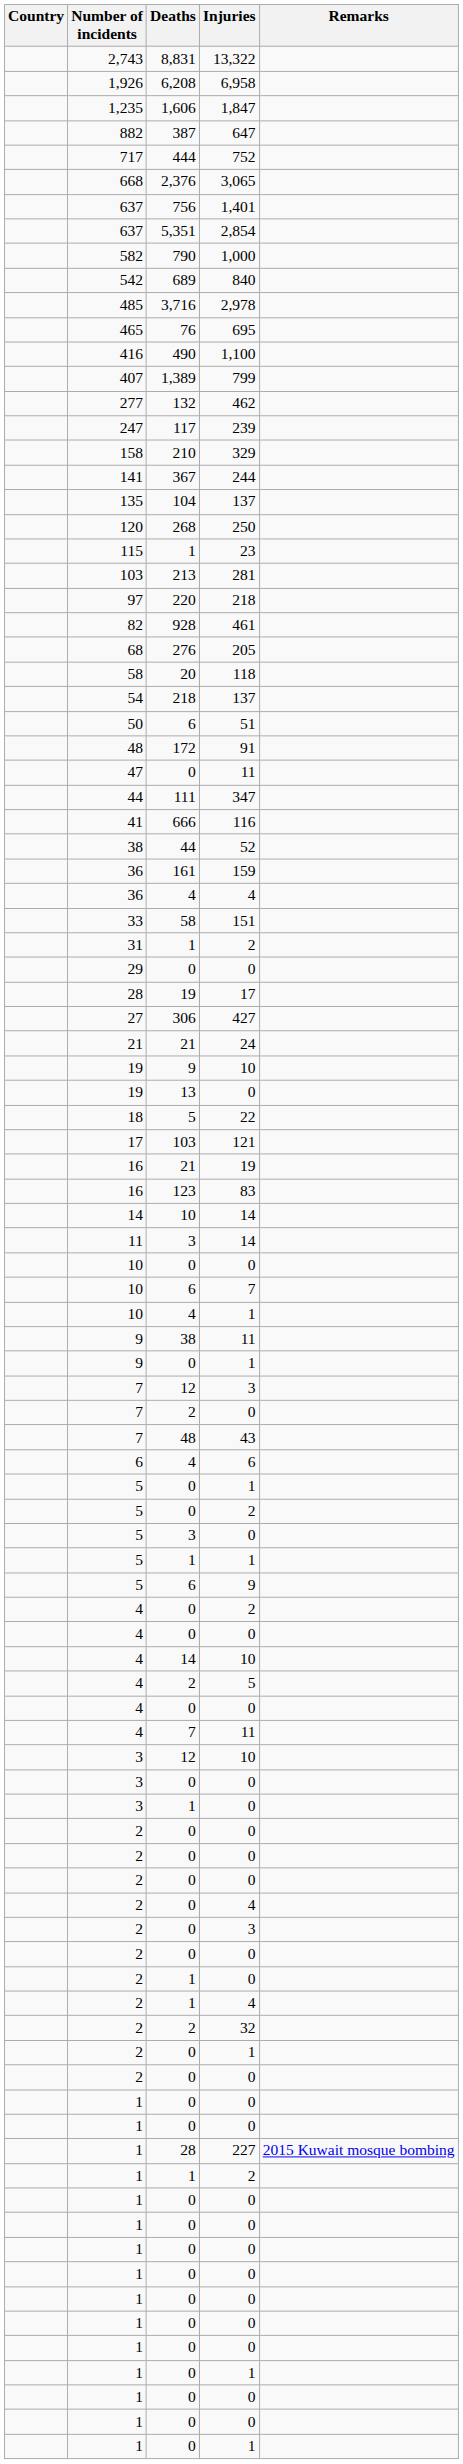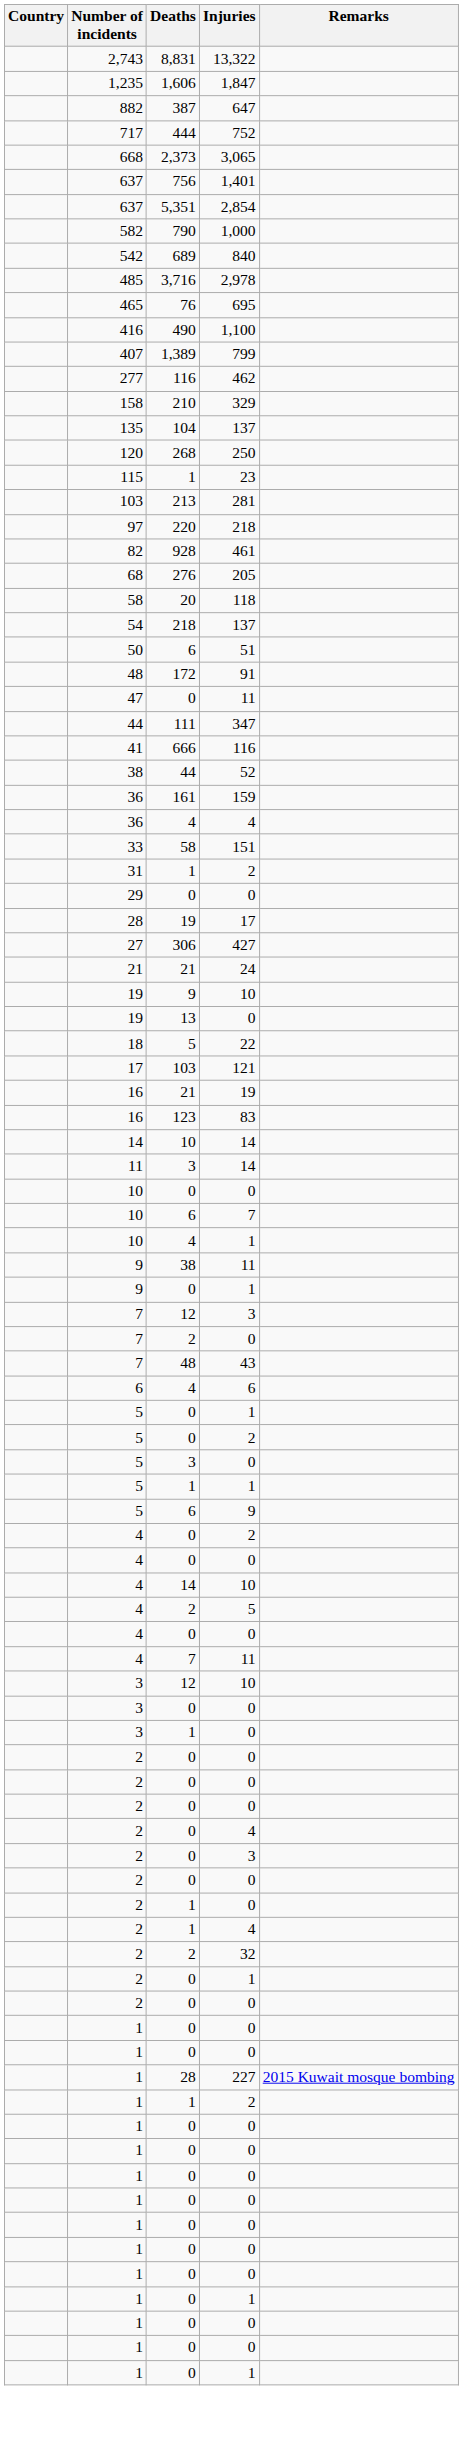- row: (126, 83)
(178, 181) 2,376 -> (178, 157) 2,373
(184, 403) 132 -> (184, 378) 116
- row: (131, 428)
- row: (131, 477)
